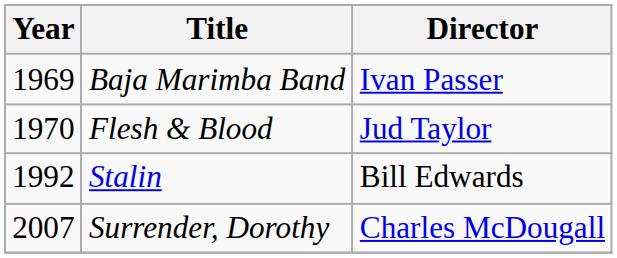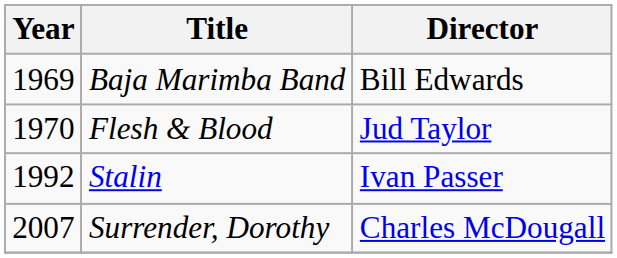(431, 78) Ivan Passer -> (442, 78) Bill Edwards
(442, 177) Bill Edwards -> (431, 177) Ivan Passer
